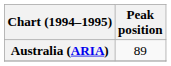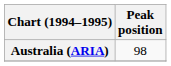(140, 50) 89 -> (140, 50) 98
